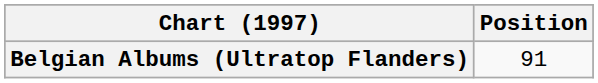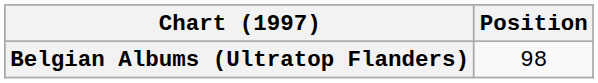(534, 60) 91 -> (534, 60) 98
